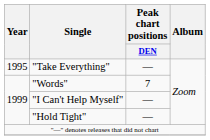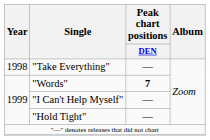(17, 67) 1995 -> (17, 67) 1998
(148, 83) normal -> (148, 83) bold
